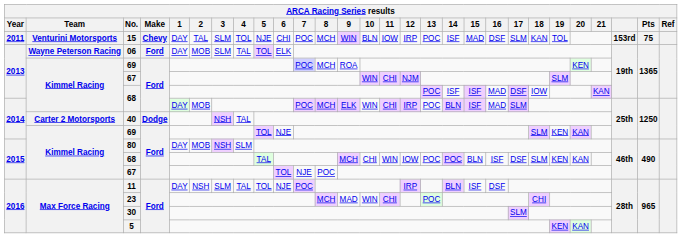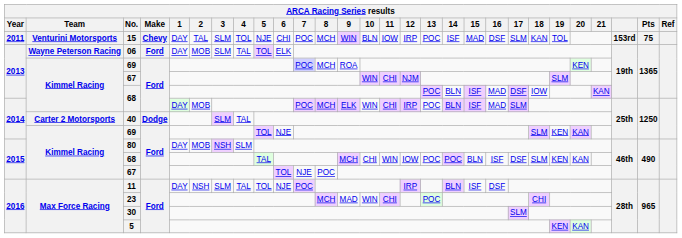(453, 92) ISF -> (453, 92) BLN
(223, 119) NSH -> (223, 119) SLM
